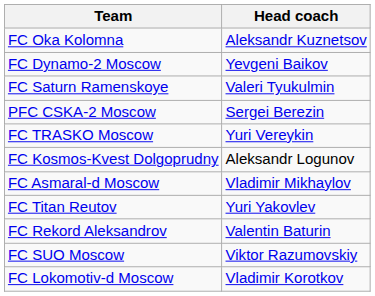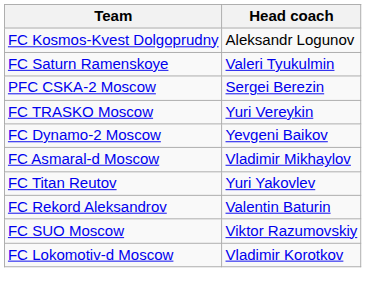- row: (66, 40)
rows swapped: (84, 64) <-> (113, 159)
